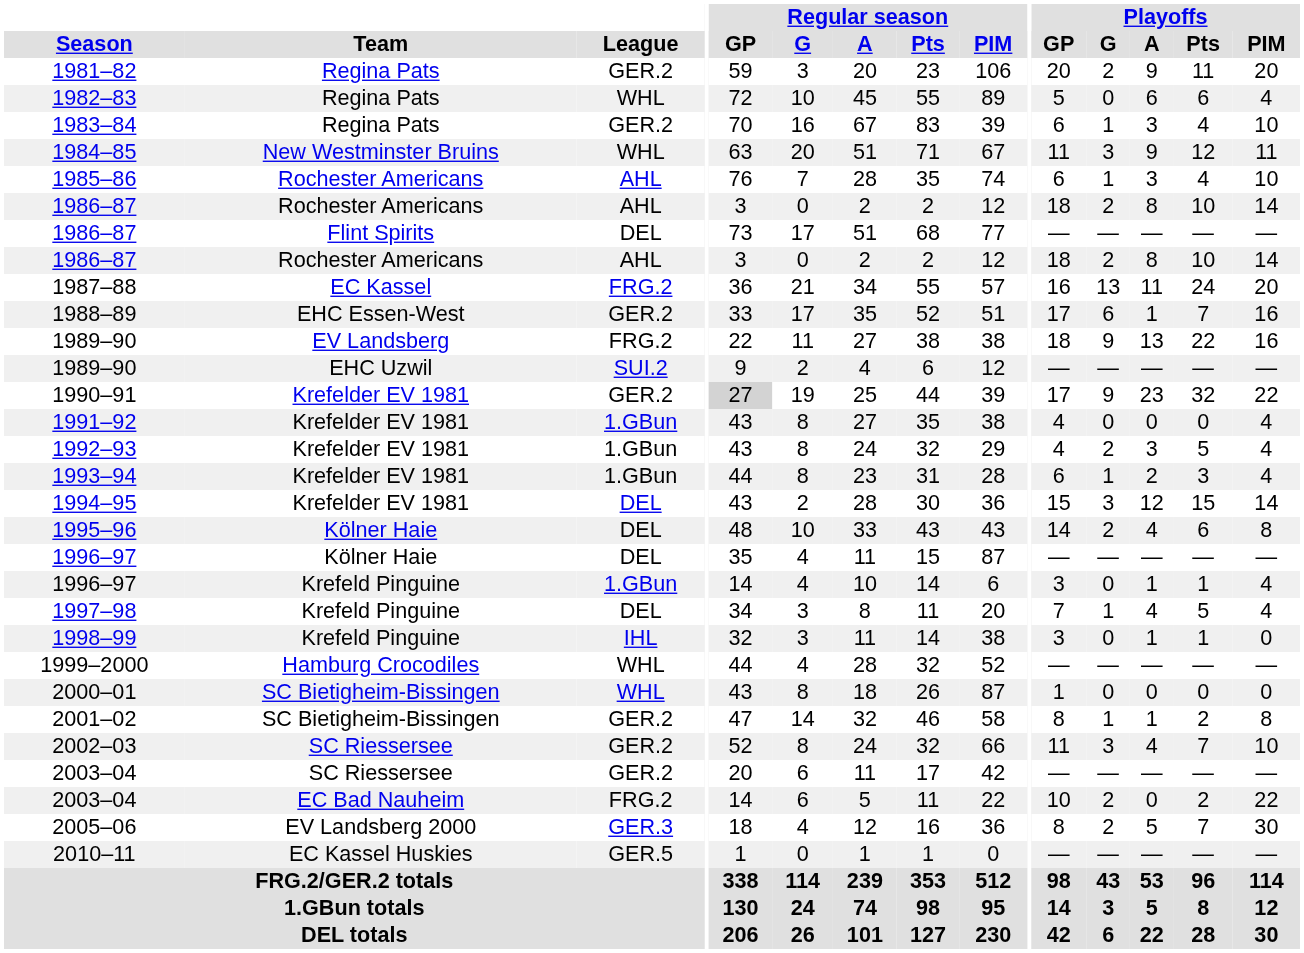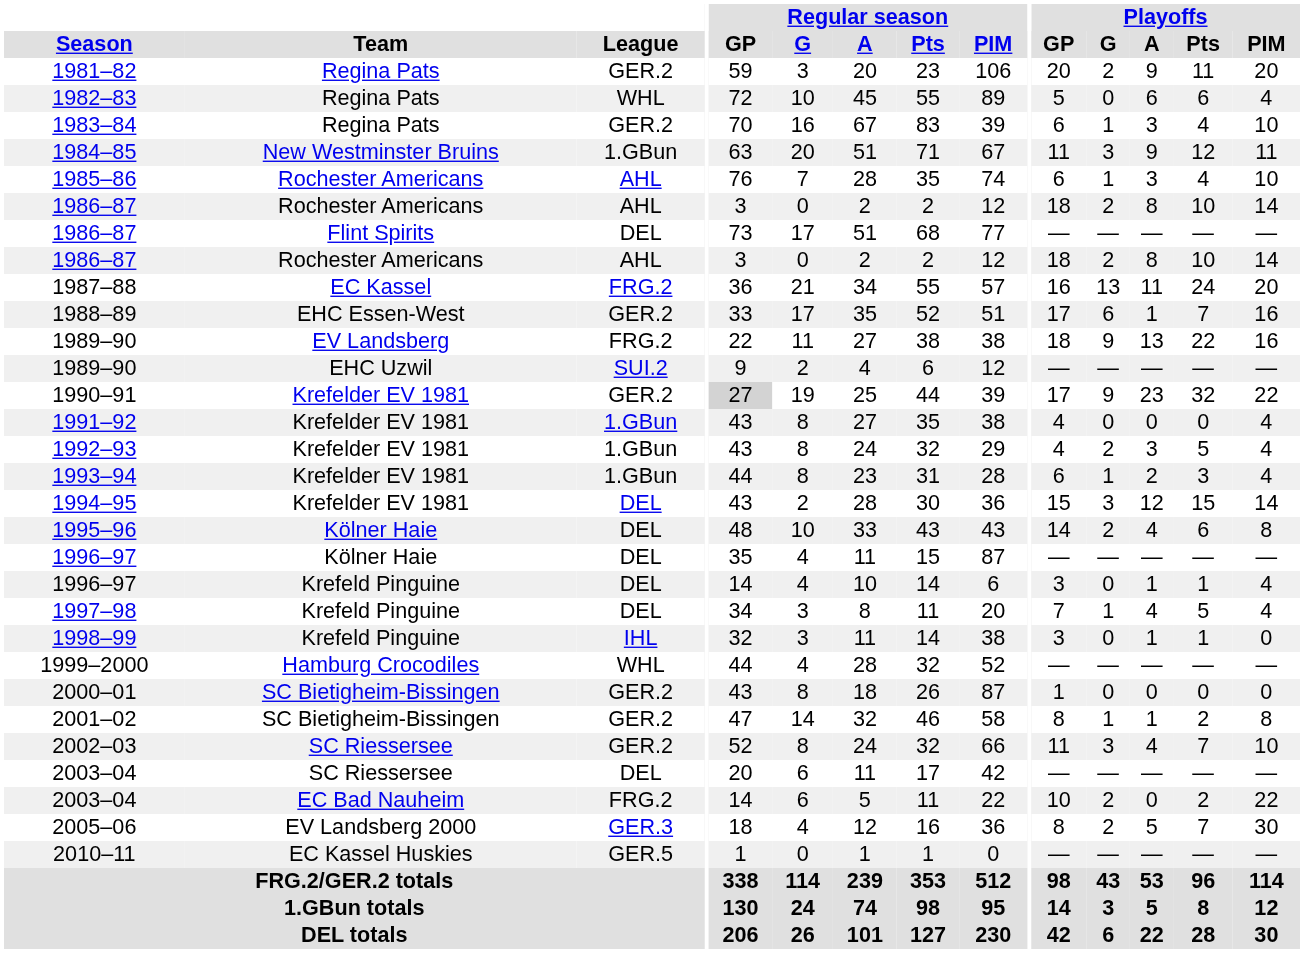(641, 152) WHL -> (641, 152) 1.GBun
(641, 584) 1.GBun -> (641, 584) DEL
(641, 692) WHL -> (641, 692) GER.2
(641, 773) GER.2 -> (641, 773) DEL
